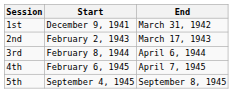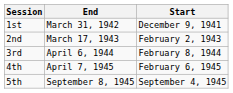columns swapped: (91, 11) <-> (182, 11)
